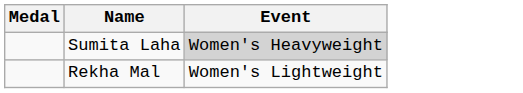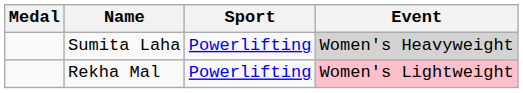+ column: (250, 19)
(286, 74) no background -> (417, 74) pink background
